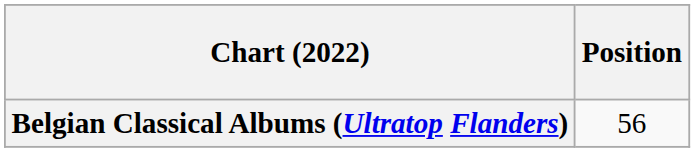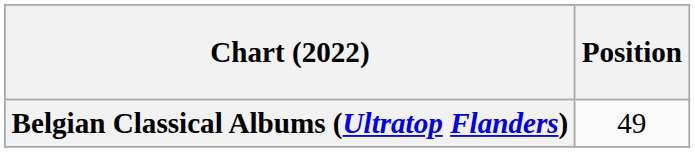(632, 122) 56 -> (632, 122) 49
